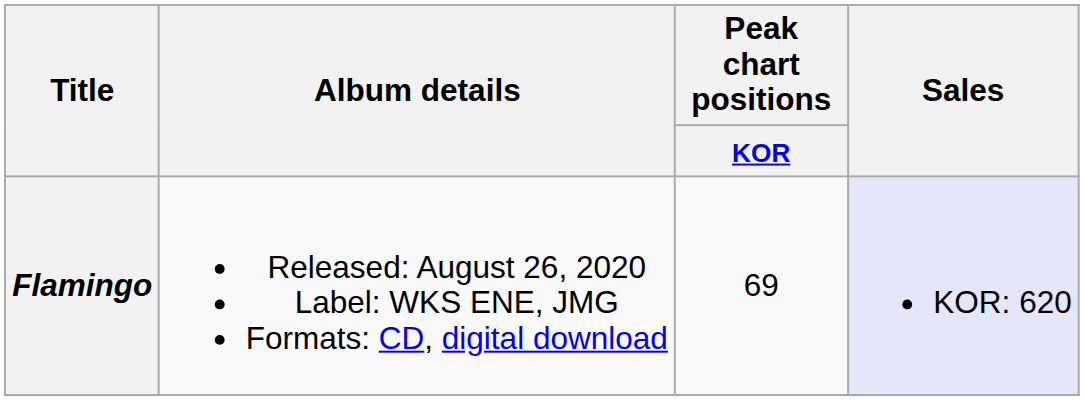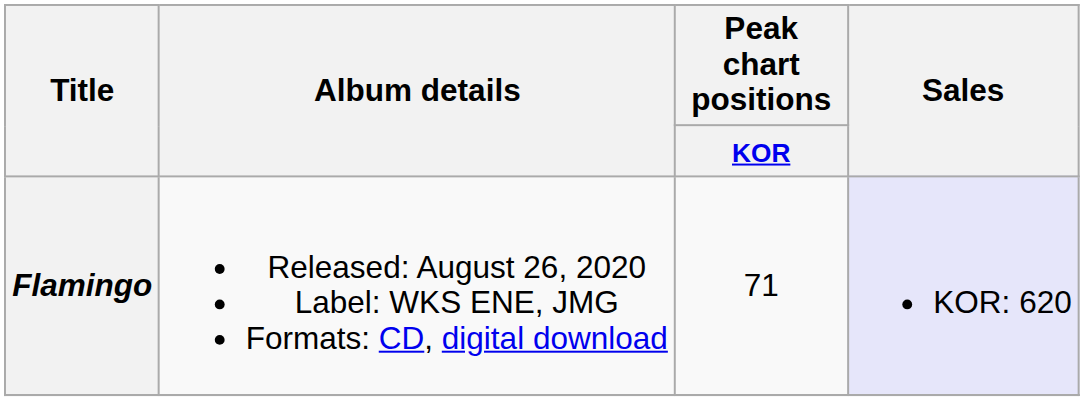(761, 285) 69 -> (761, 285) 71
